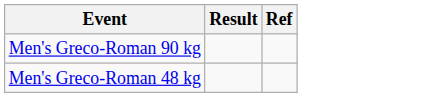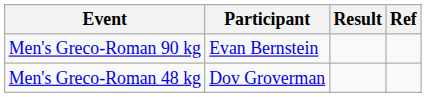+ column: (267, 19)
